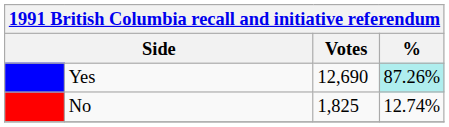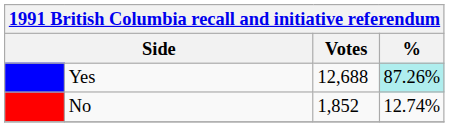(343, 77) 12,690 -> (343, 77) 12,688
(338, 106) 1,825 -> (338, 106) 1,852
